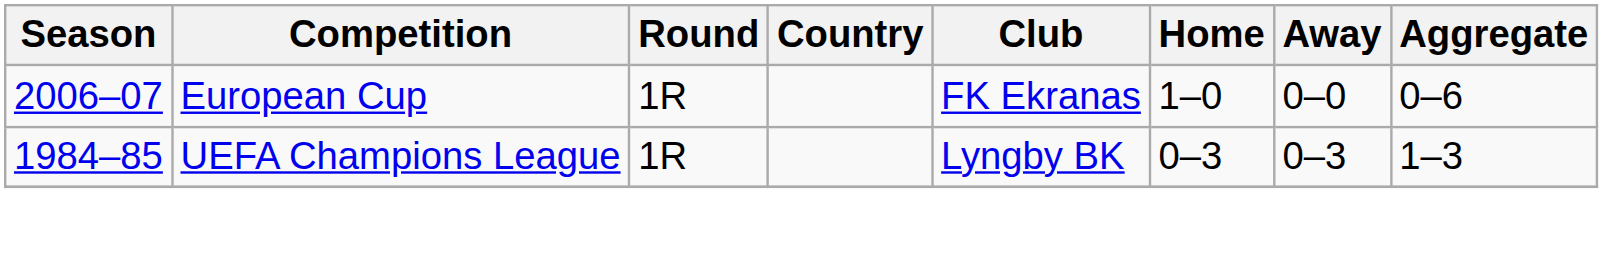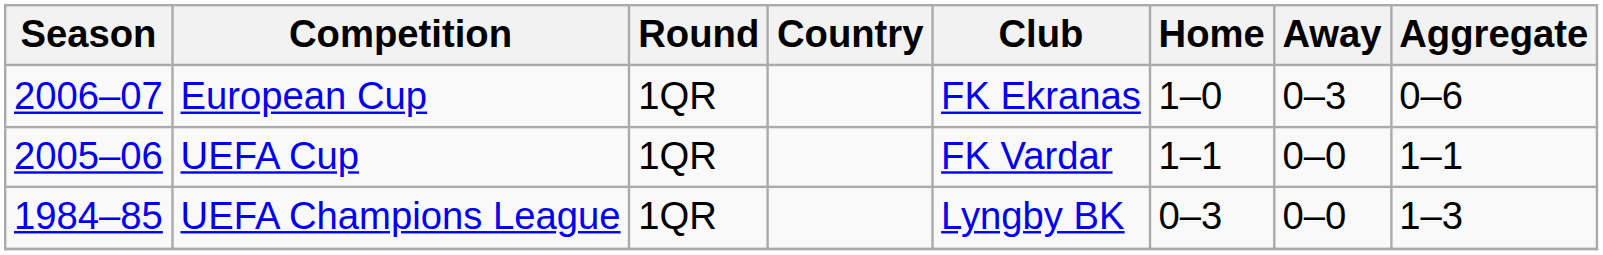(663, 95) 1R -> (678, 95) 1QR
(1314, 95) 0–0 -> (1314, 95) 0–3
+ row: (270, 156)
(663, 156) 1R -> (678, 216) 1QR
(1314, 156) 0–3 -> (1314, 216) 0–0
